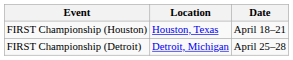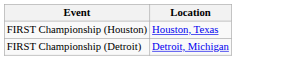- column: (260, 13)
